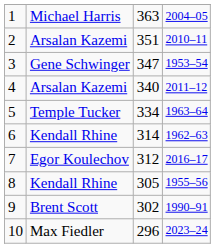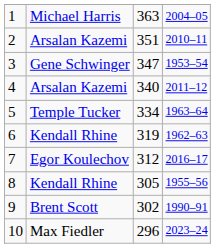(148, 135) 314 -> (148, 135) 319
